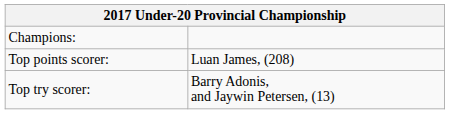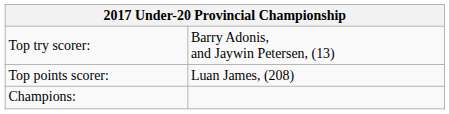rows swapped: (42, 37) <-> (49, 89)
